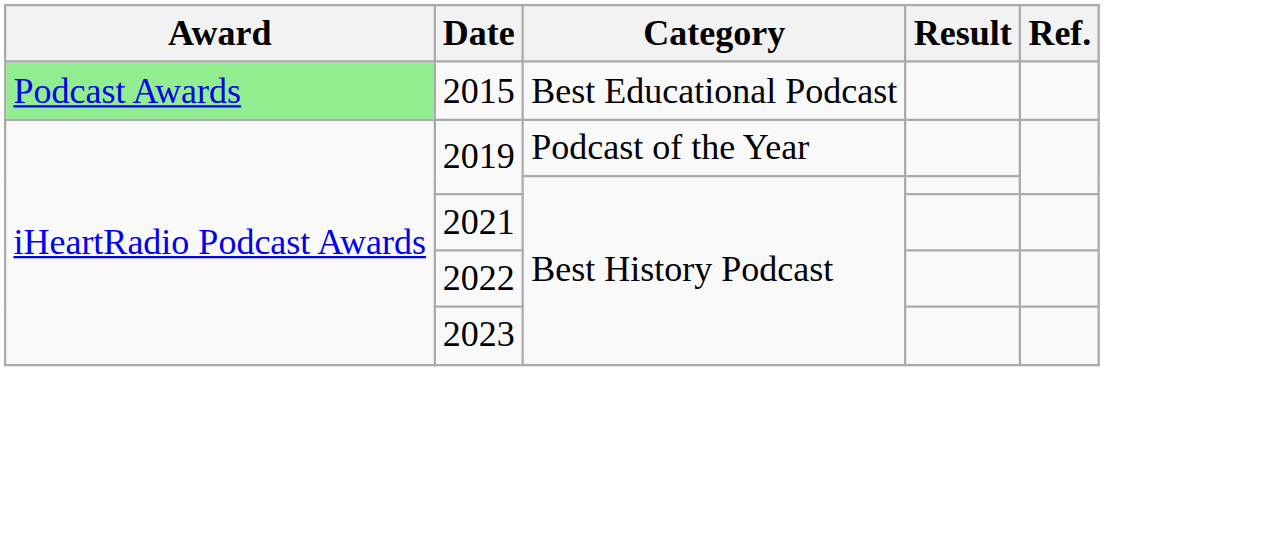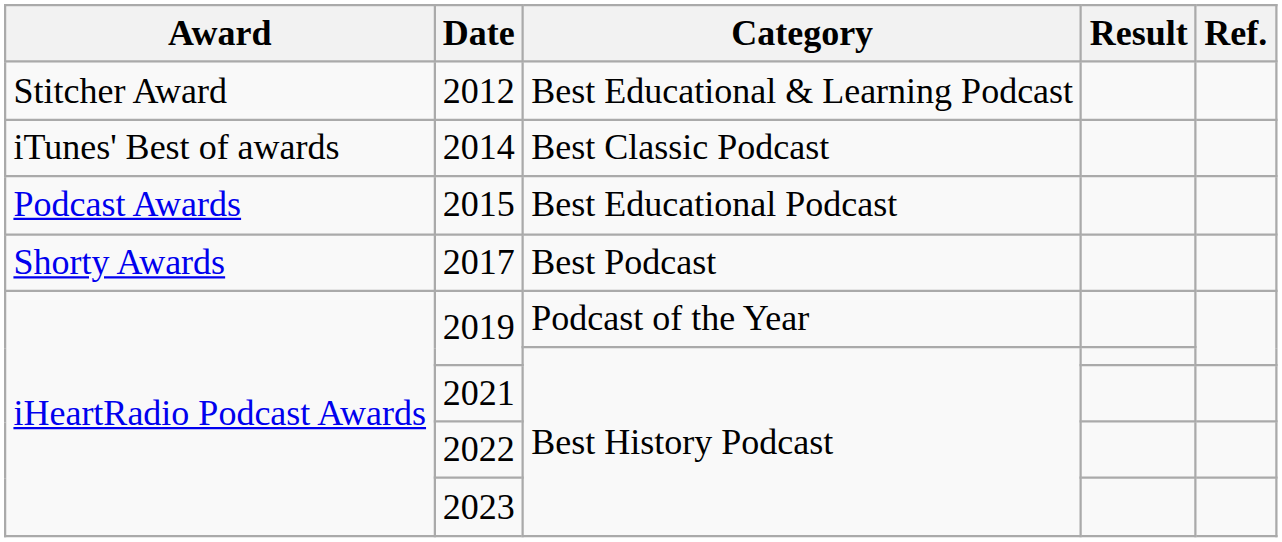+ row: (479, 90)
+ row: (479, 147)
(127, 90) lightgreen background -> (127, 204) no background
+ row: (479, 261)
